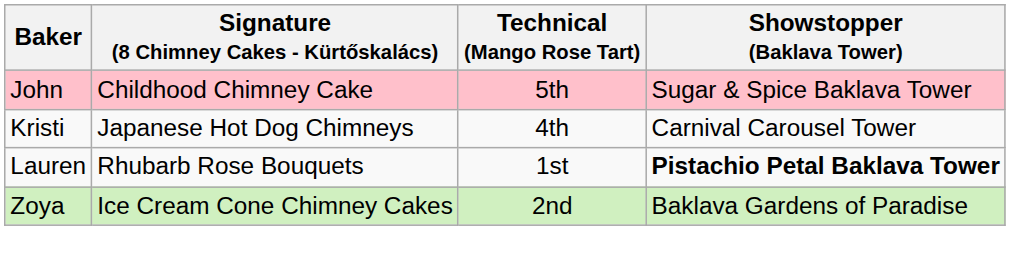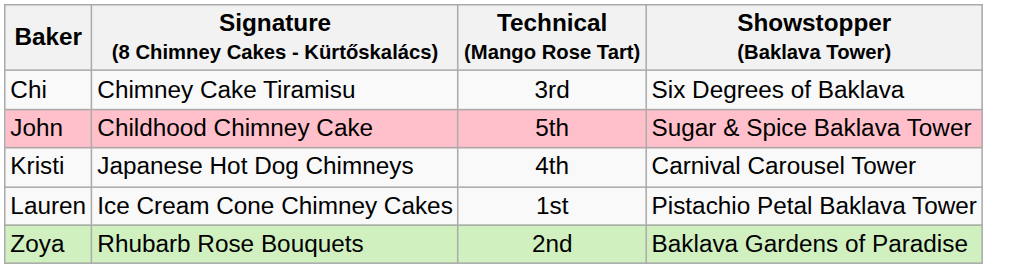+ row: (29, 89)
(230, 166) Rhubarb Rose Bouquets -> (275, 205) Ice Cream Cone Chimney Cakes
(826, 166) bold -> (814, 205) normal
(275, 205) Ice Cream Cone Chimney Cakes -> (230, 243) Rhubarb Rose Bouquets
